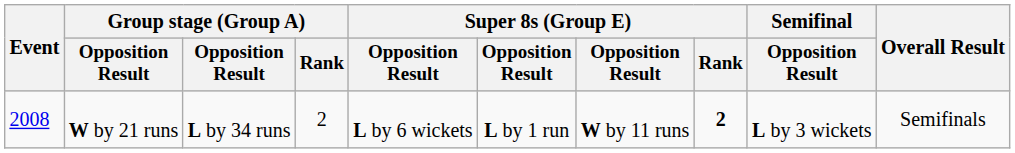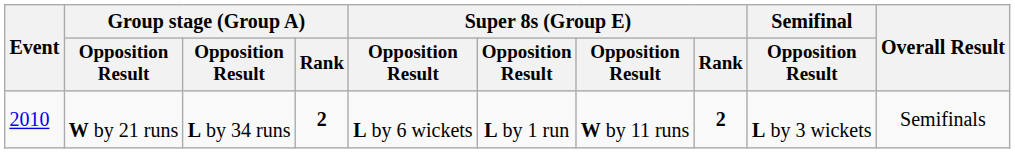(29, 119) 2008 -> (29, 119) 2010
(322, 119) normal -> (322, 119) bold
